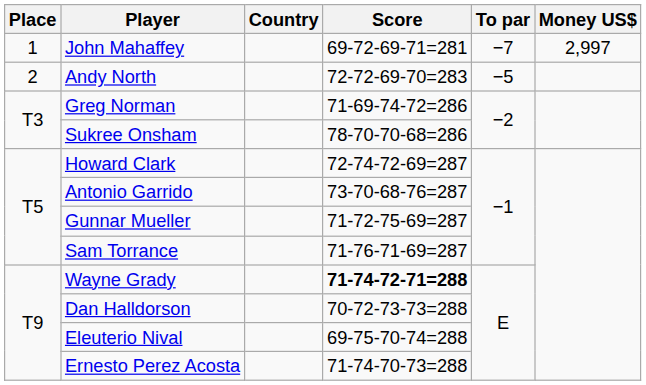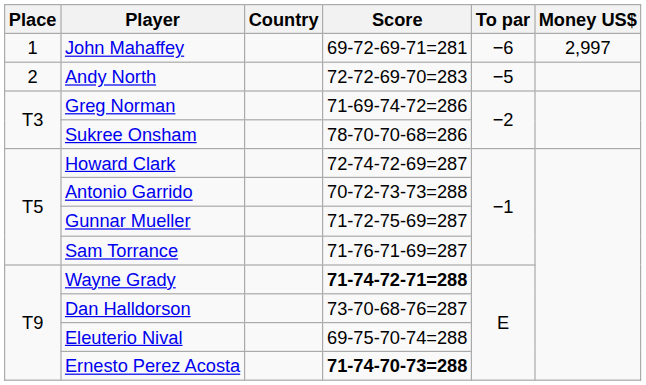(503, 48) −7 -> (503, 48) −6
(397, 192) 73-70-68-76=287 -> (397, 192) 70-72-73-73=288
(397, 308) 70-72-73-73=288 -> (397, 308) 73-70-68-76=287
(397, 366) normal -> (397, 366) bold
